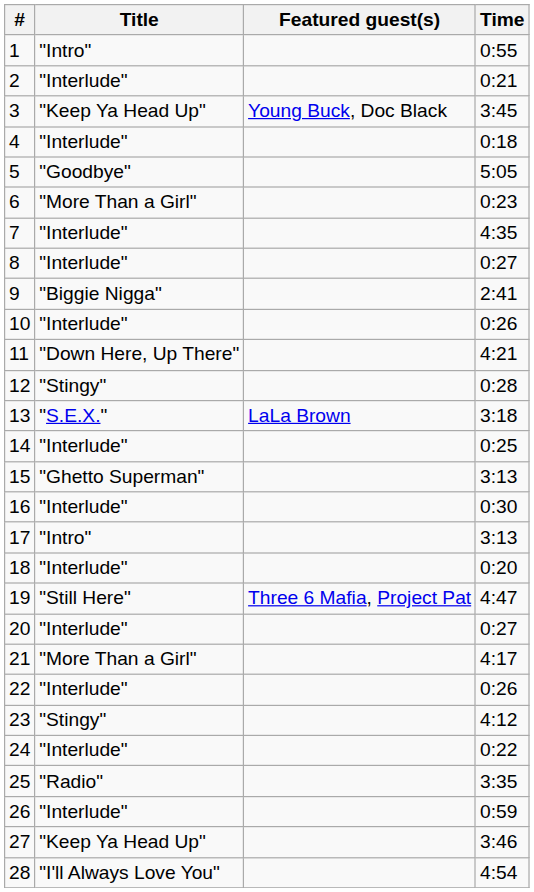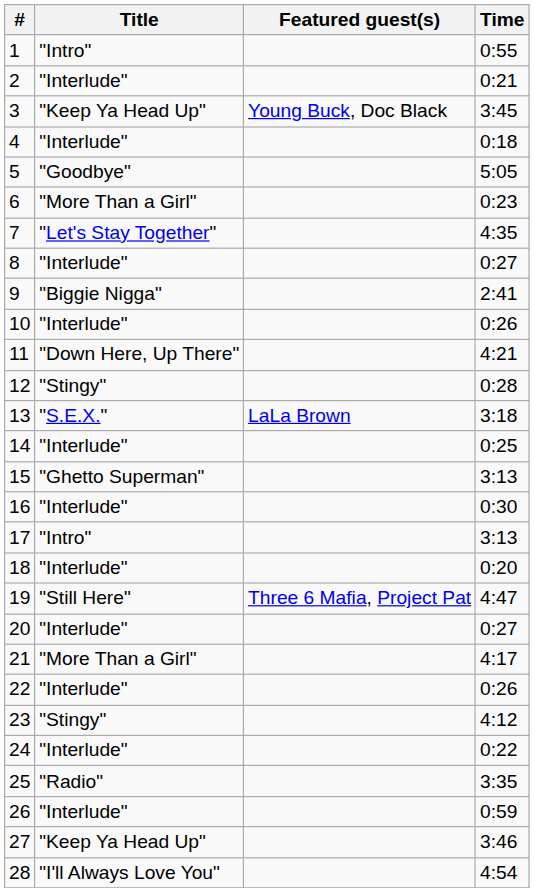(83, 232) "Interlude" -> (128, 232) "Let's Stay Together"
